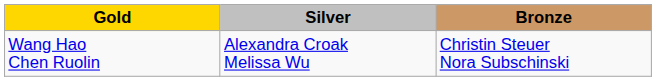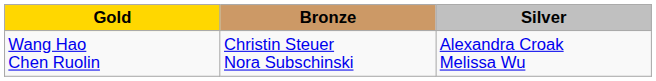columns swapped: (328, 17) <-> (544, 17)
